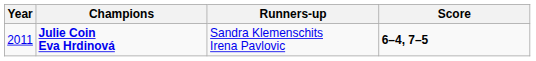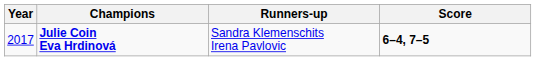(20, 40) 2011 -> (21, 40) 2017
